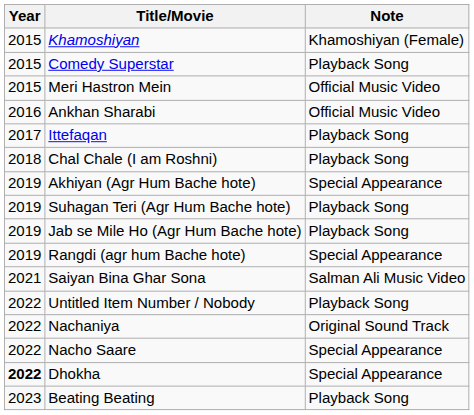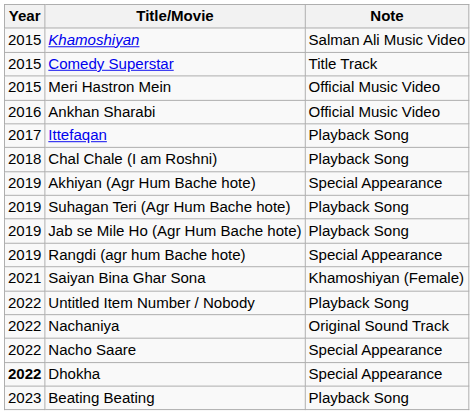(386, 40) Khamoshiyan (Female) -> (387, 40) Salman Ali Music Video
(359, 64) Playback Song -> (343, 64) Title Track
(387, 278) Salman Ali Music Video -> (386, 278) Khamoshiyan (Female)
